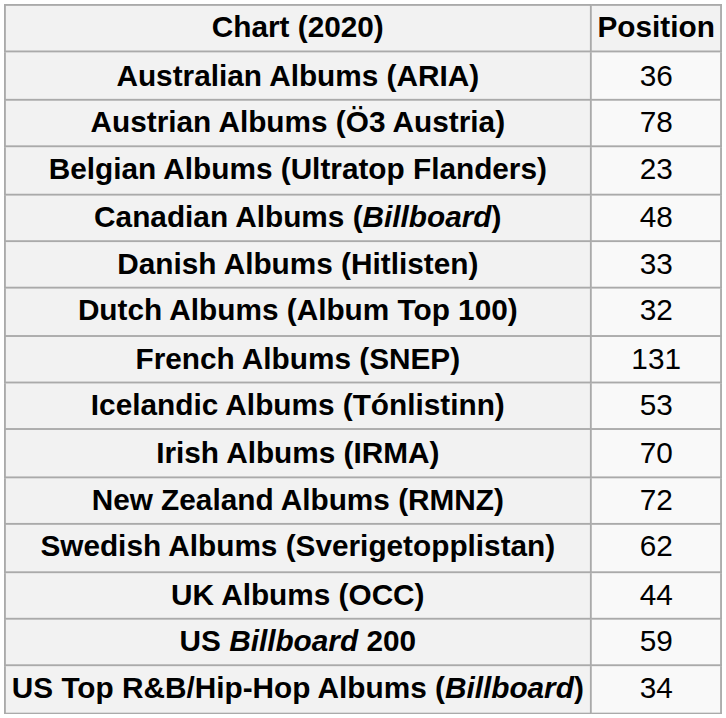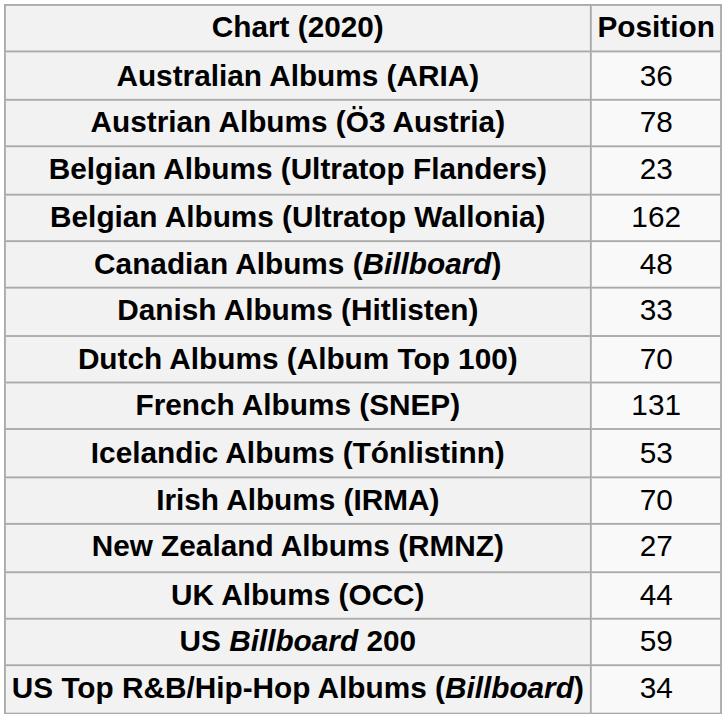+ row: (298, 216)
(656, 311) 32 -> (656, 358) 70
(656, 500) 72 -> (656, 547) 27
- row: (298, 547)
